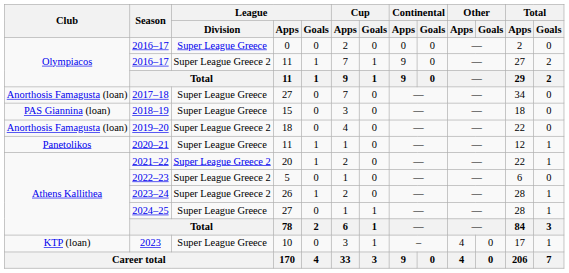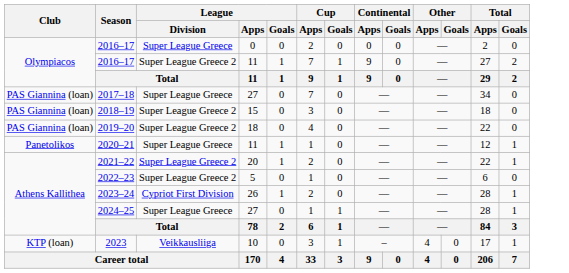(67, 95) Anorthosis Famagusta (loan) -> (50, 95) PAS Giannina (loan)
(222, 111) Super League Greece -> (188, 111) Super League Greece 2
(67, 128) Anorthosis Famagusta (loan) -> (50, 128) PAS Giannina (loan)
(222, 194) Super League Greece 2 -> (188, 194) Cypriot First Division
(222, 243) Super League Greece -> (188, 243) Veikkausliiga
